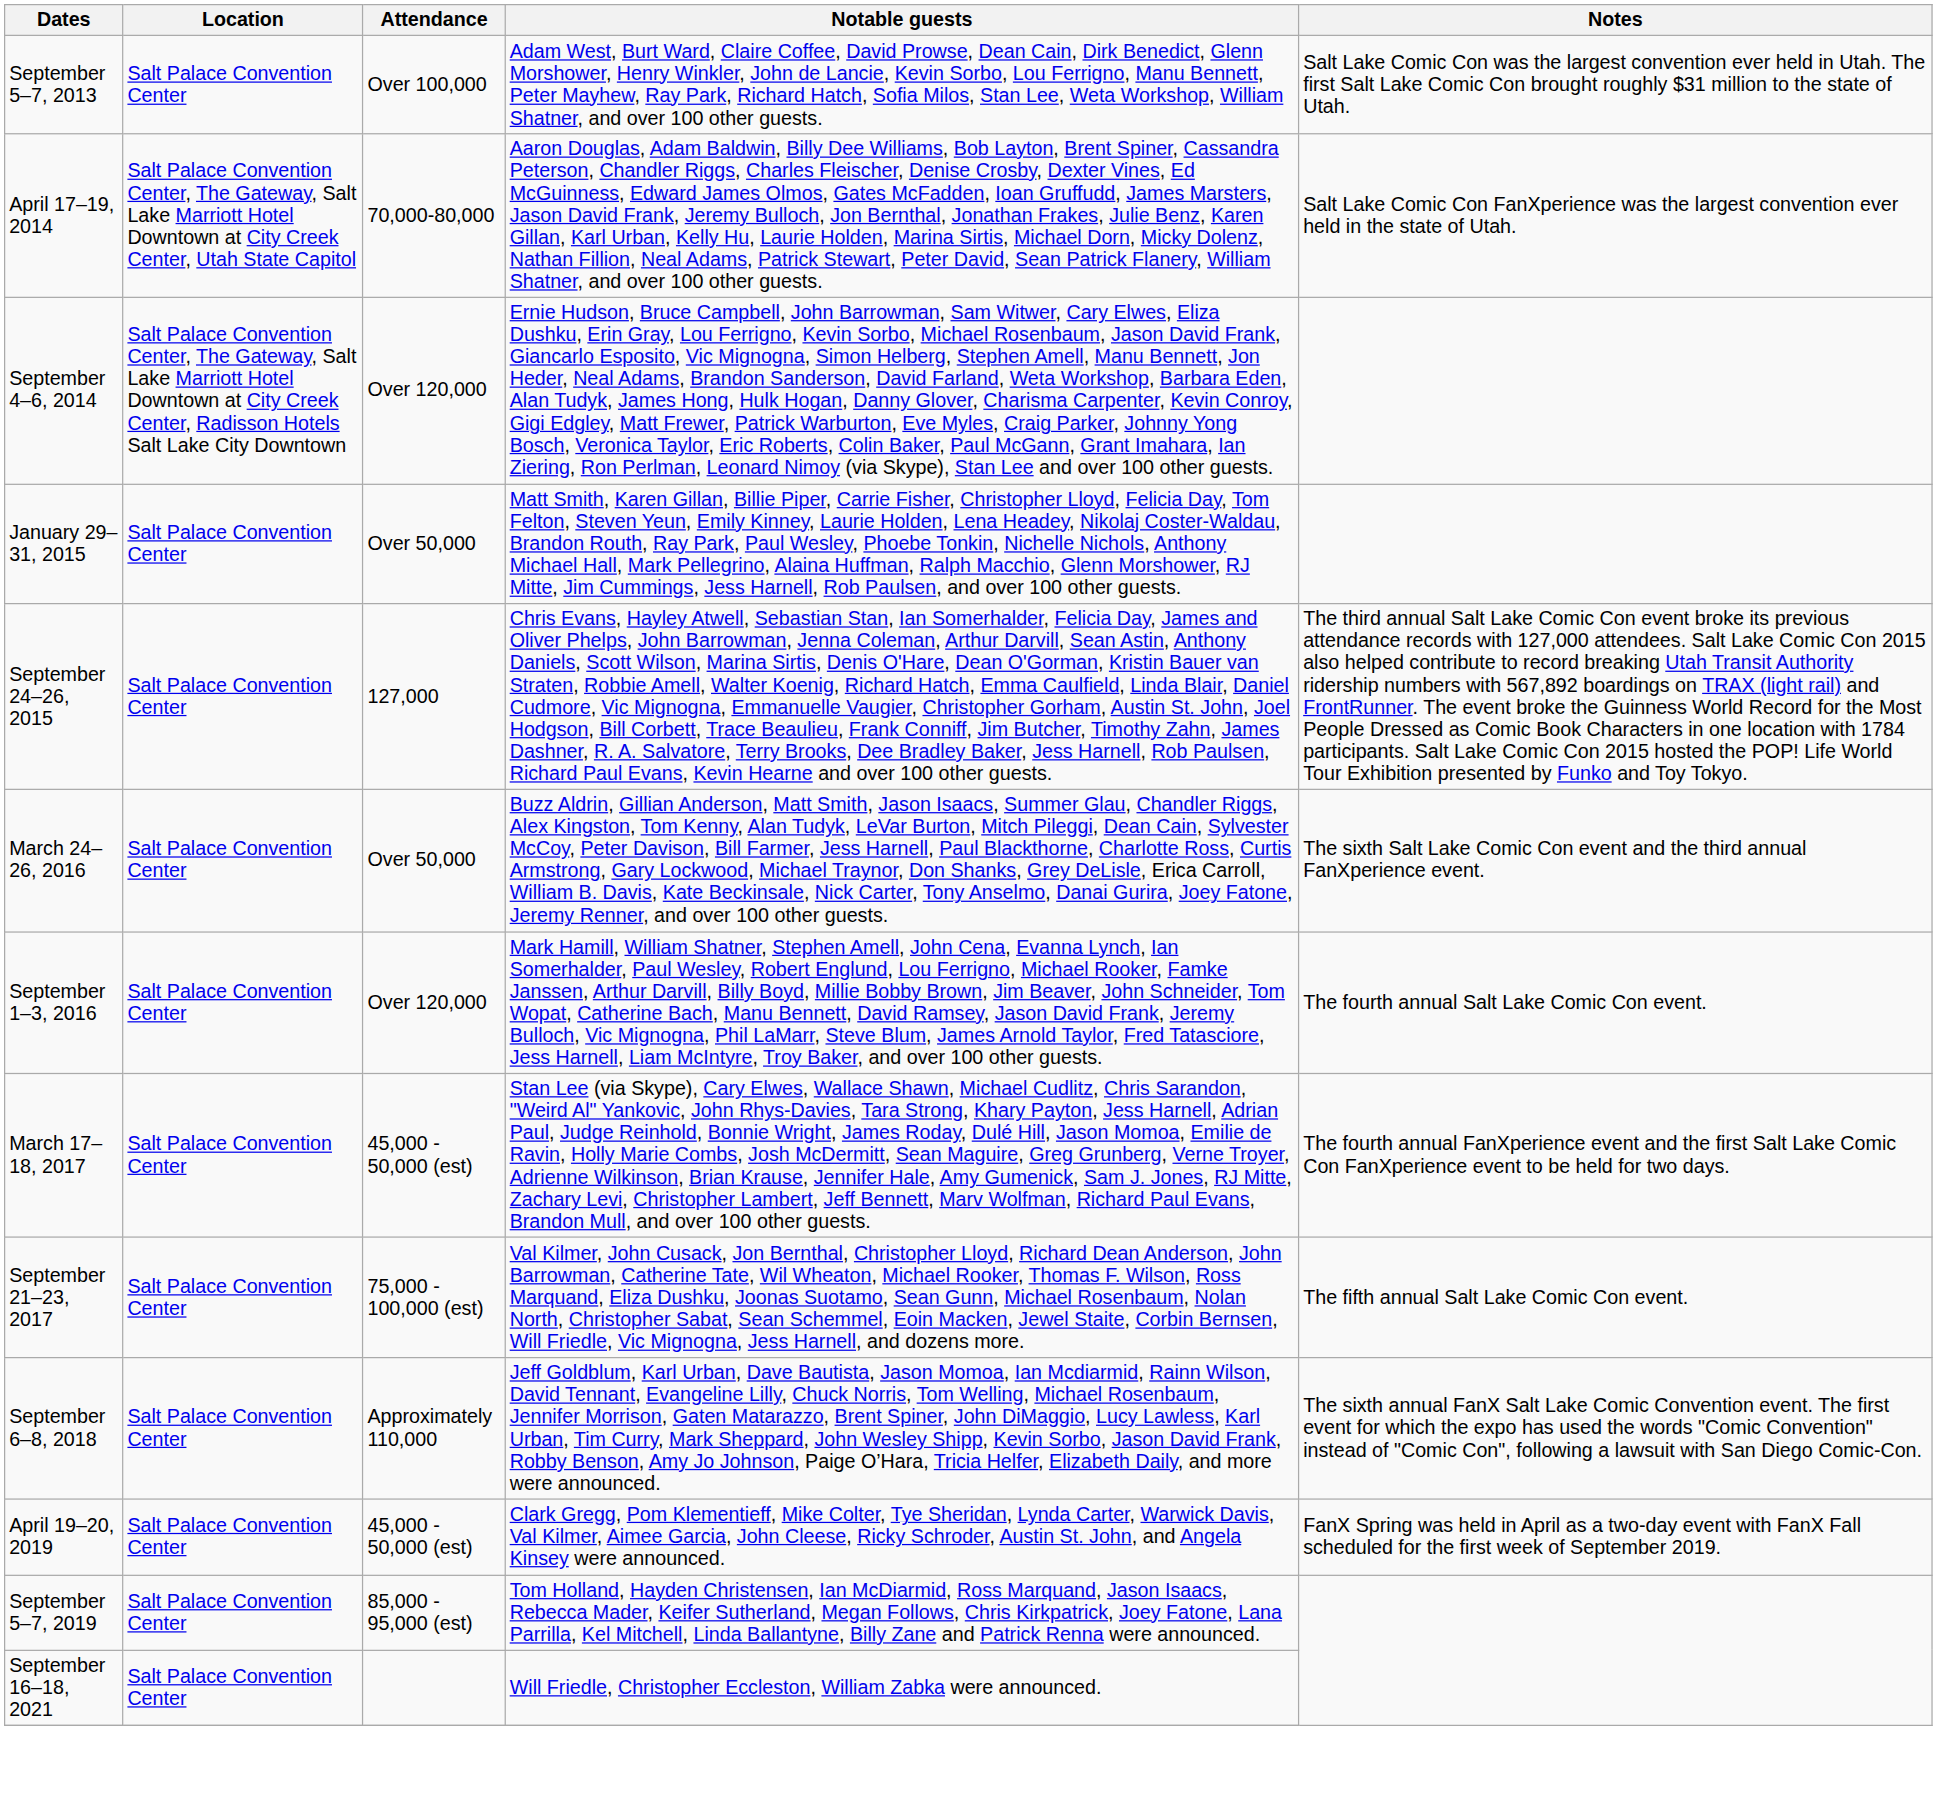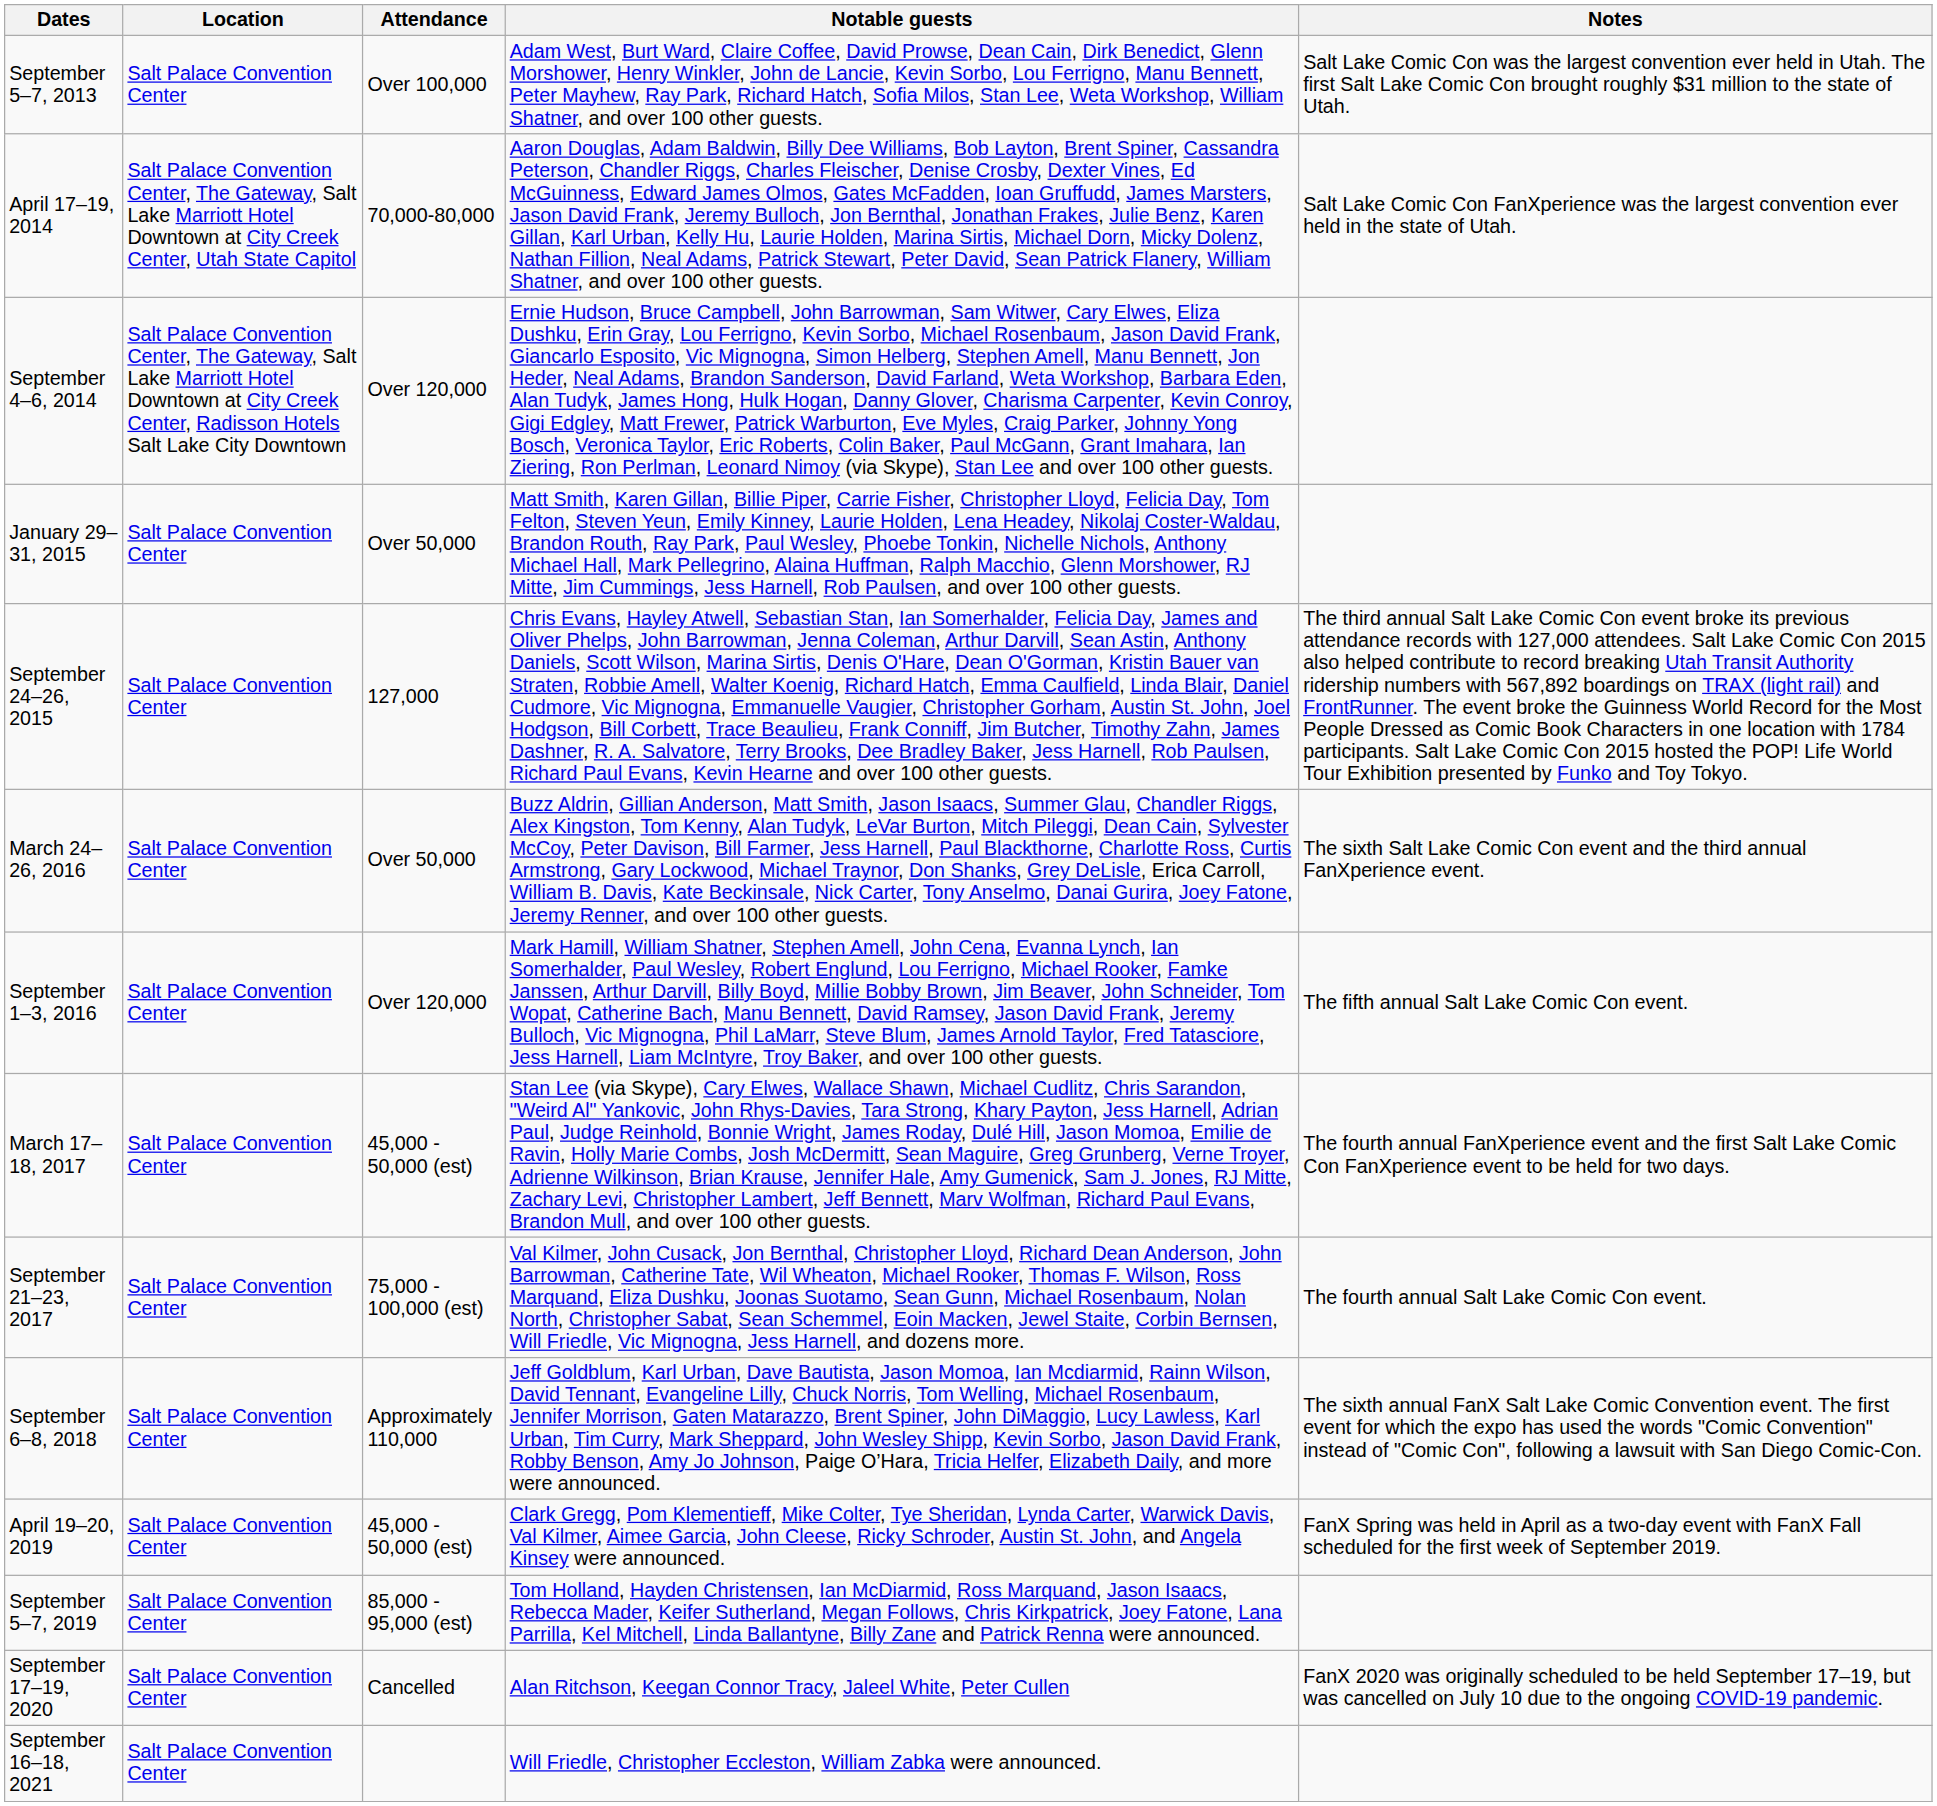(1505, 1002) The fourth annual Salt Lake Comic Con event. -> (1496, 1002) The fifth annual Salt Lake Comic Con event.
(1496, 1297) The fifth annual Salt Lake Comic Con event. -> (1505, 1297) The fourth annual Salt Lake Comic Con event.
+ row: (57, 1687)
